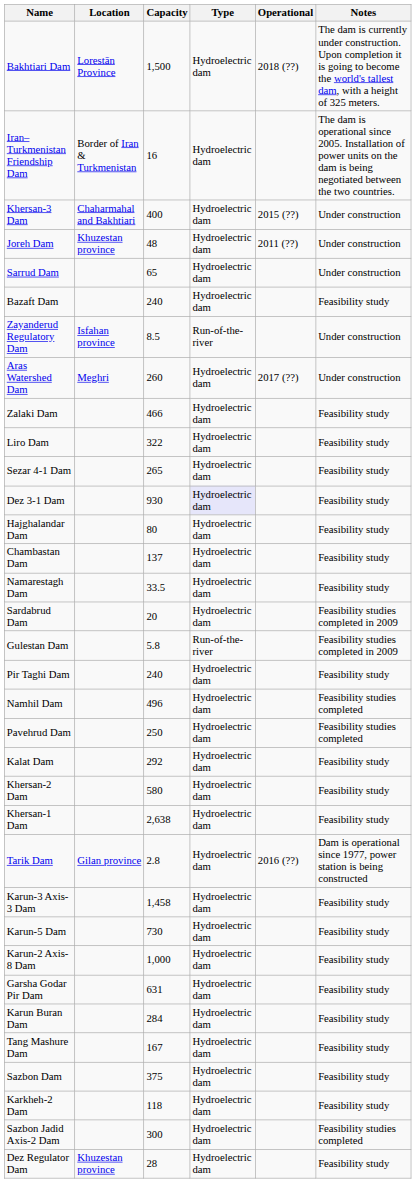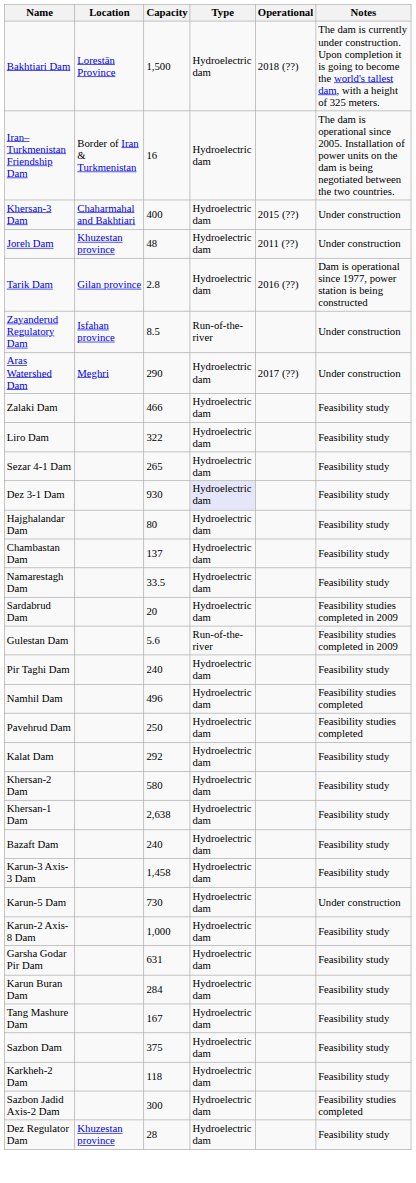- row: (33, 272)
rows swapped: (30, 861) <-> (33, 301)
(155, 378) 260 -> (155, 373) 290
(153, 645) 5.8 -> (153, 640) 5.6
(354, 931) Feasibility study -> (359, 902) Under construction
